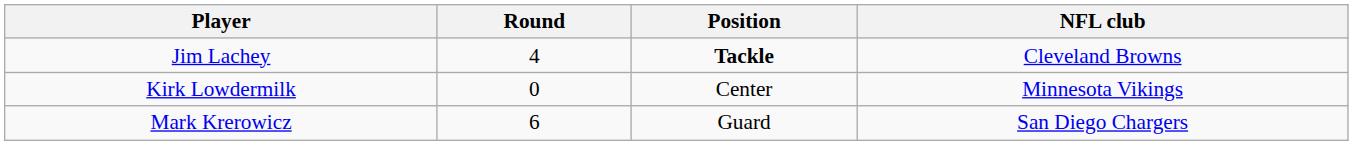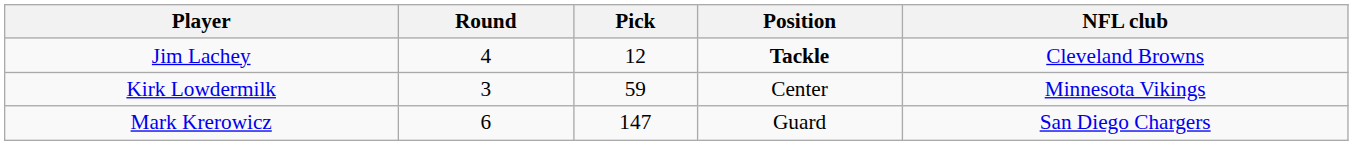+ column: (635, 21)
(534, 88) 0 -> (486, 88) 3
